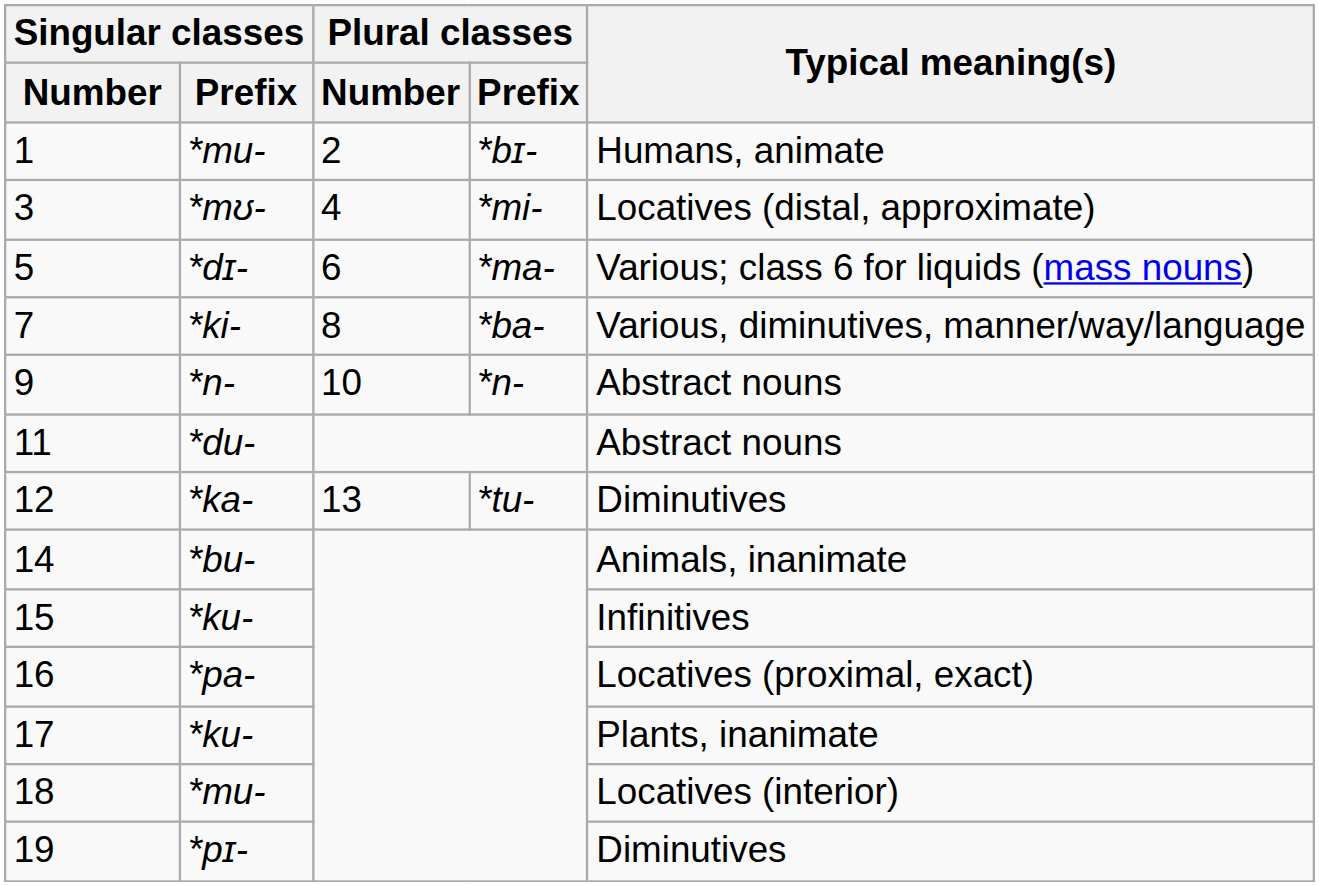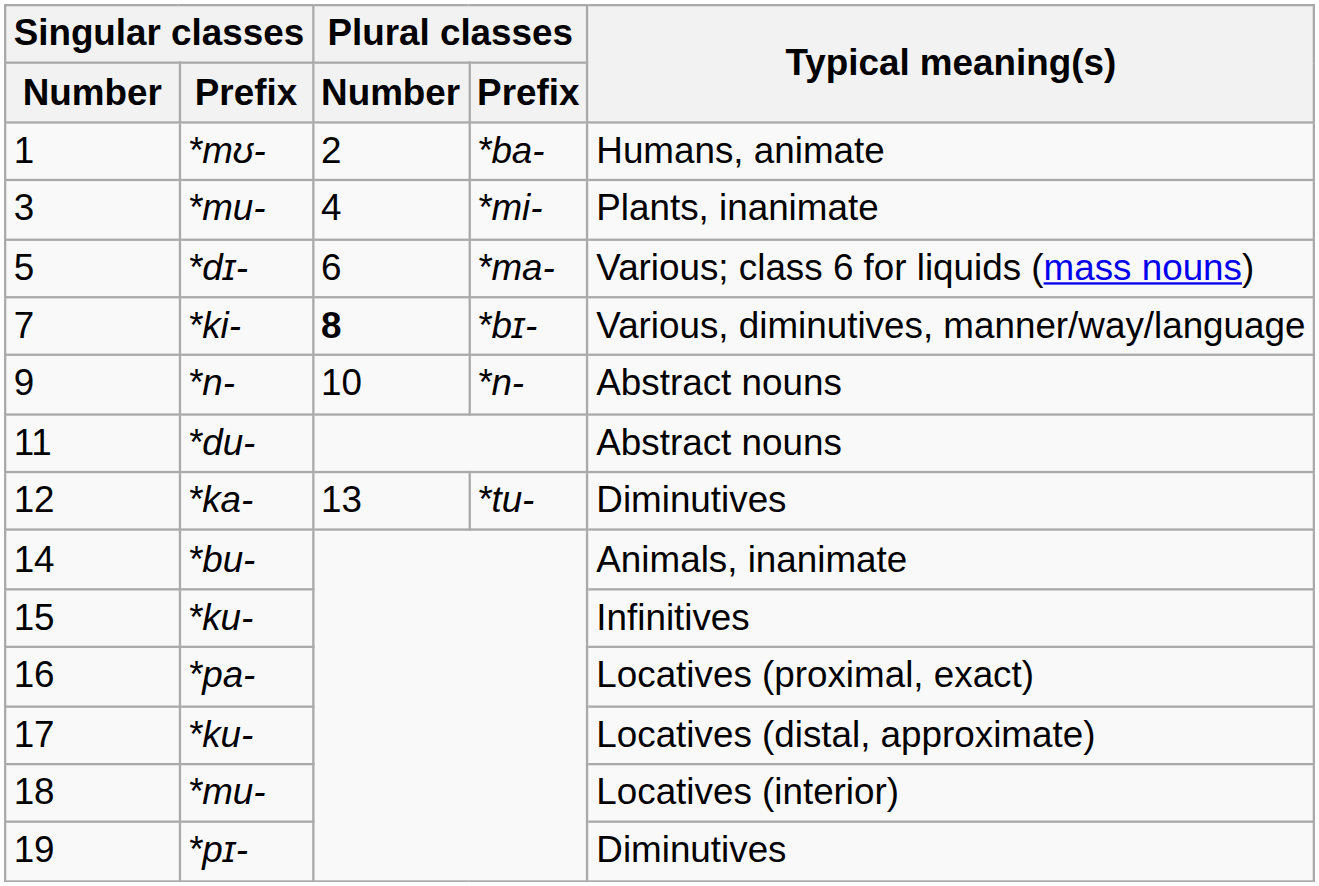(227, 150) *mu- -> (227, 150) *mʊ-
(507, 150) *bɪ- -> (511, 150) *ba-
(227, 208) *mʊ- -> (227, 208) *mu-
(846, 208) Locatives (distal, approximate) -> (737, 208) Plants, inanimate
(331, 325) normal -> (331, 325) bold
(511, 325) *ba- -> (507, 325) *bɪ-
(737, 734) Plants, inanimate -> (846, 734) Locatives (distal, approximate)
